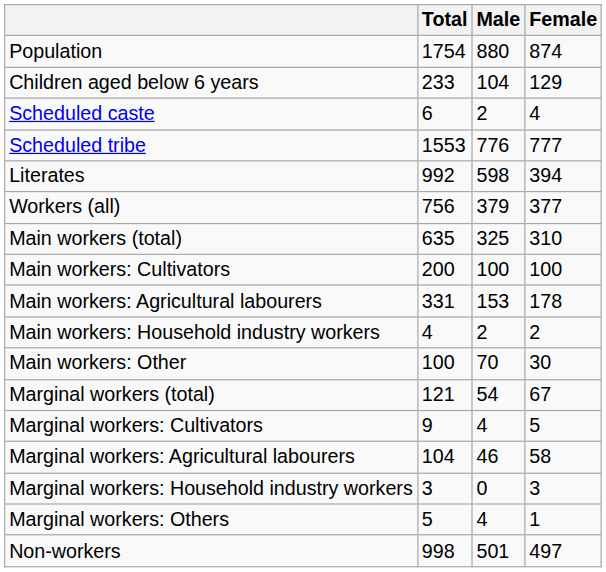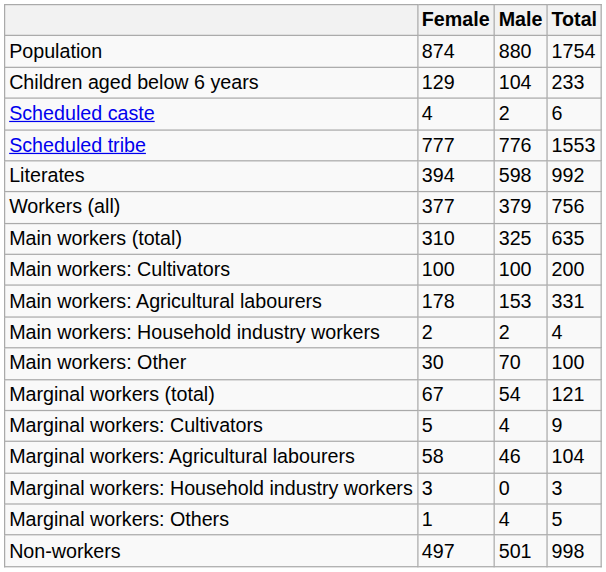columns swapped: (445, 20) <-> (563, 20)
